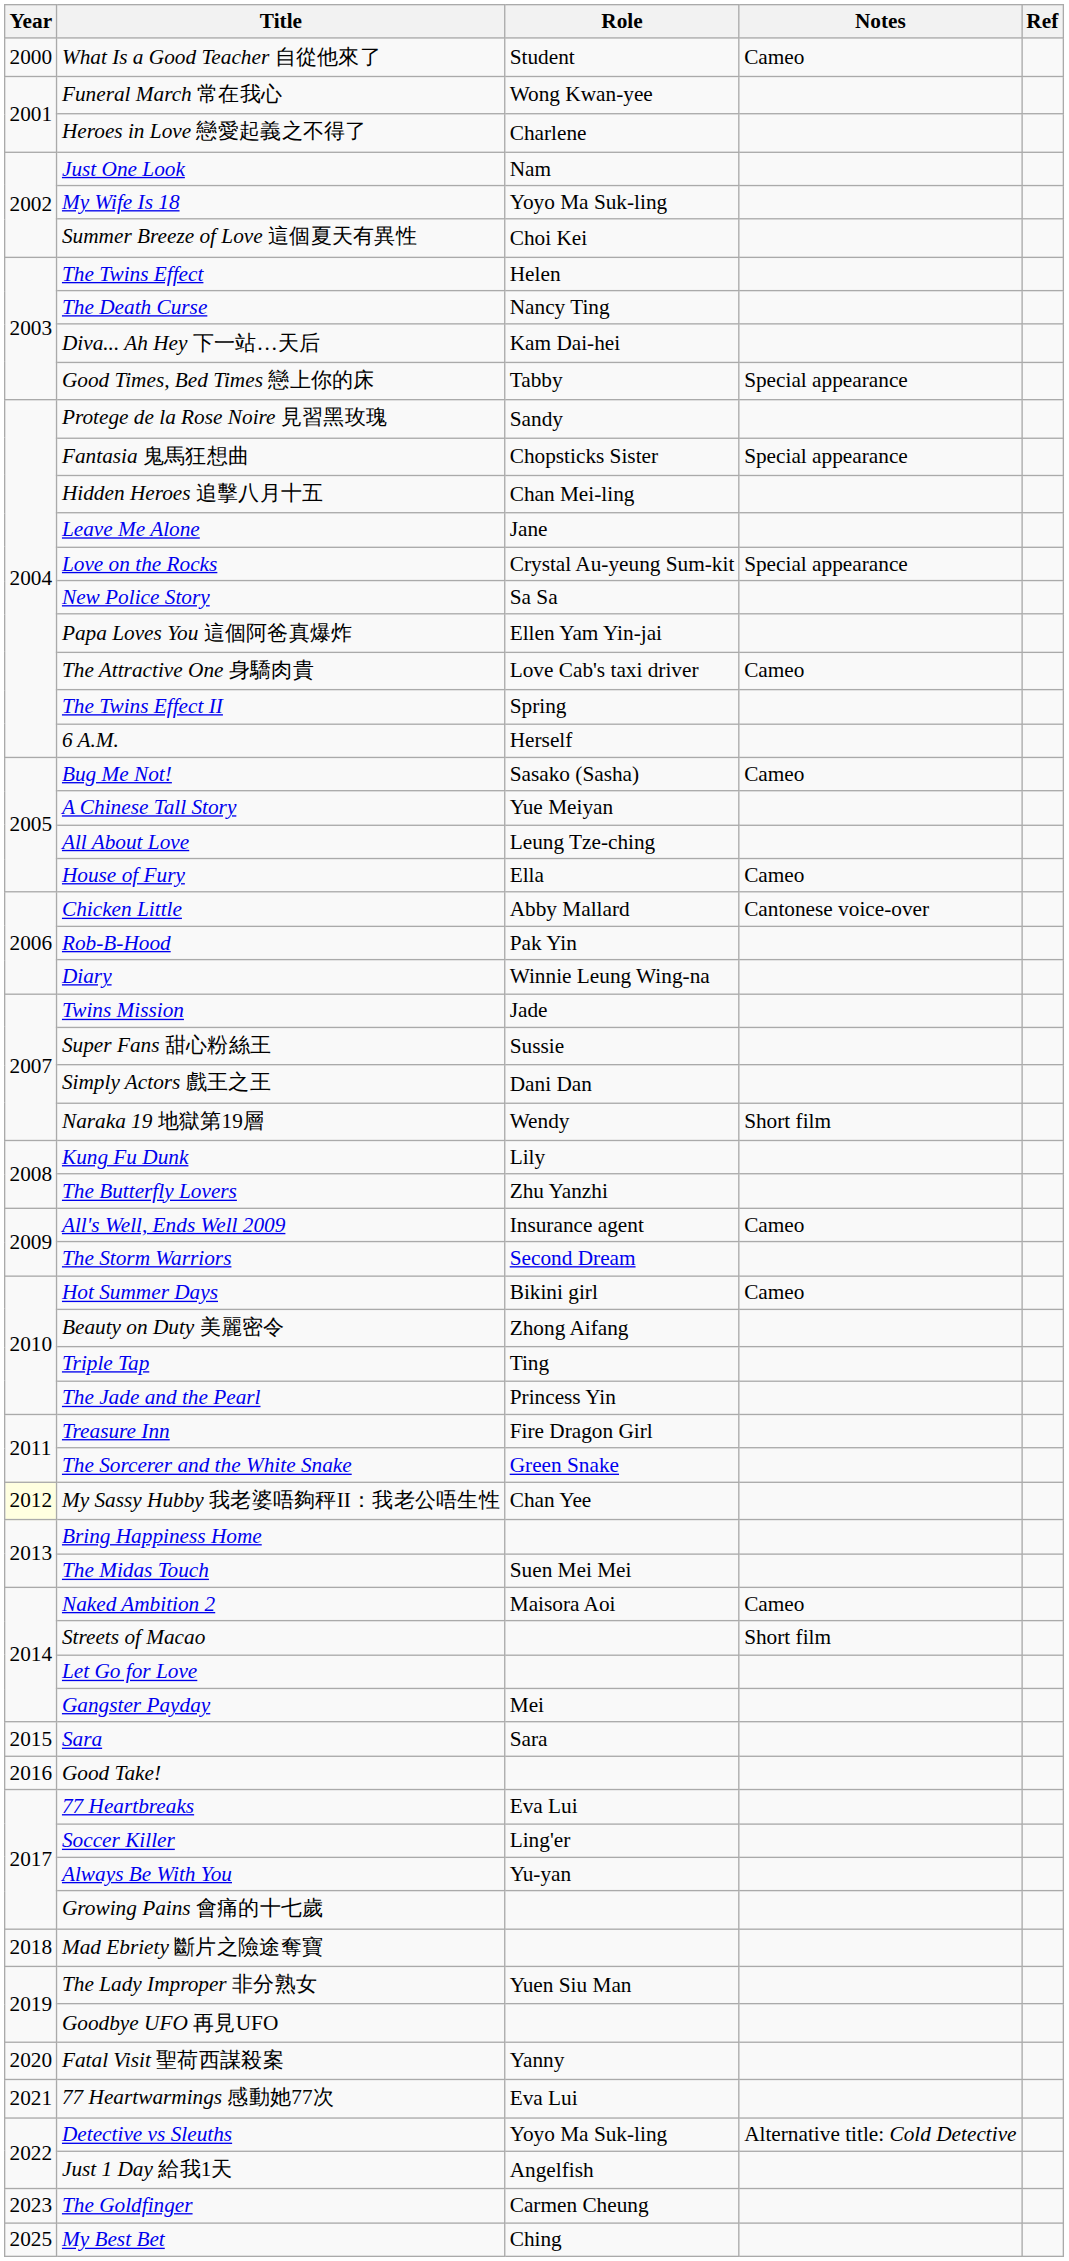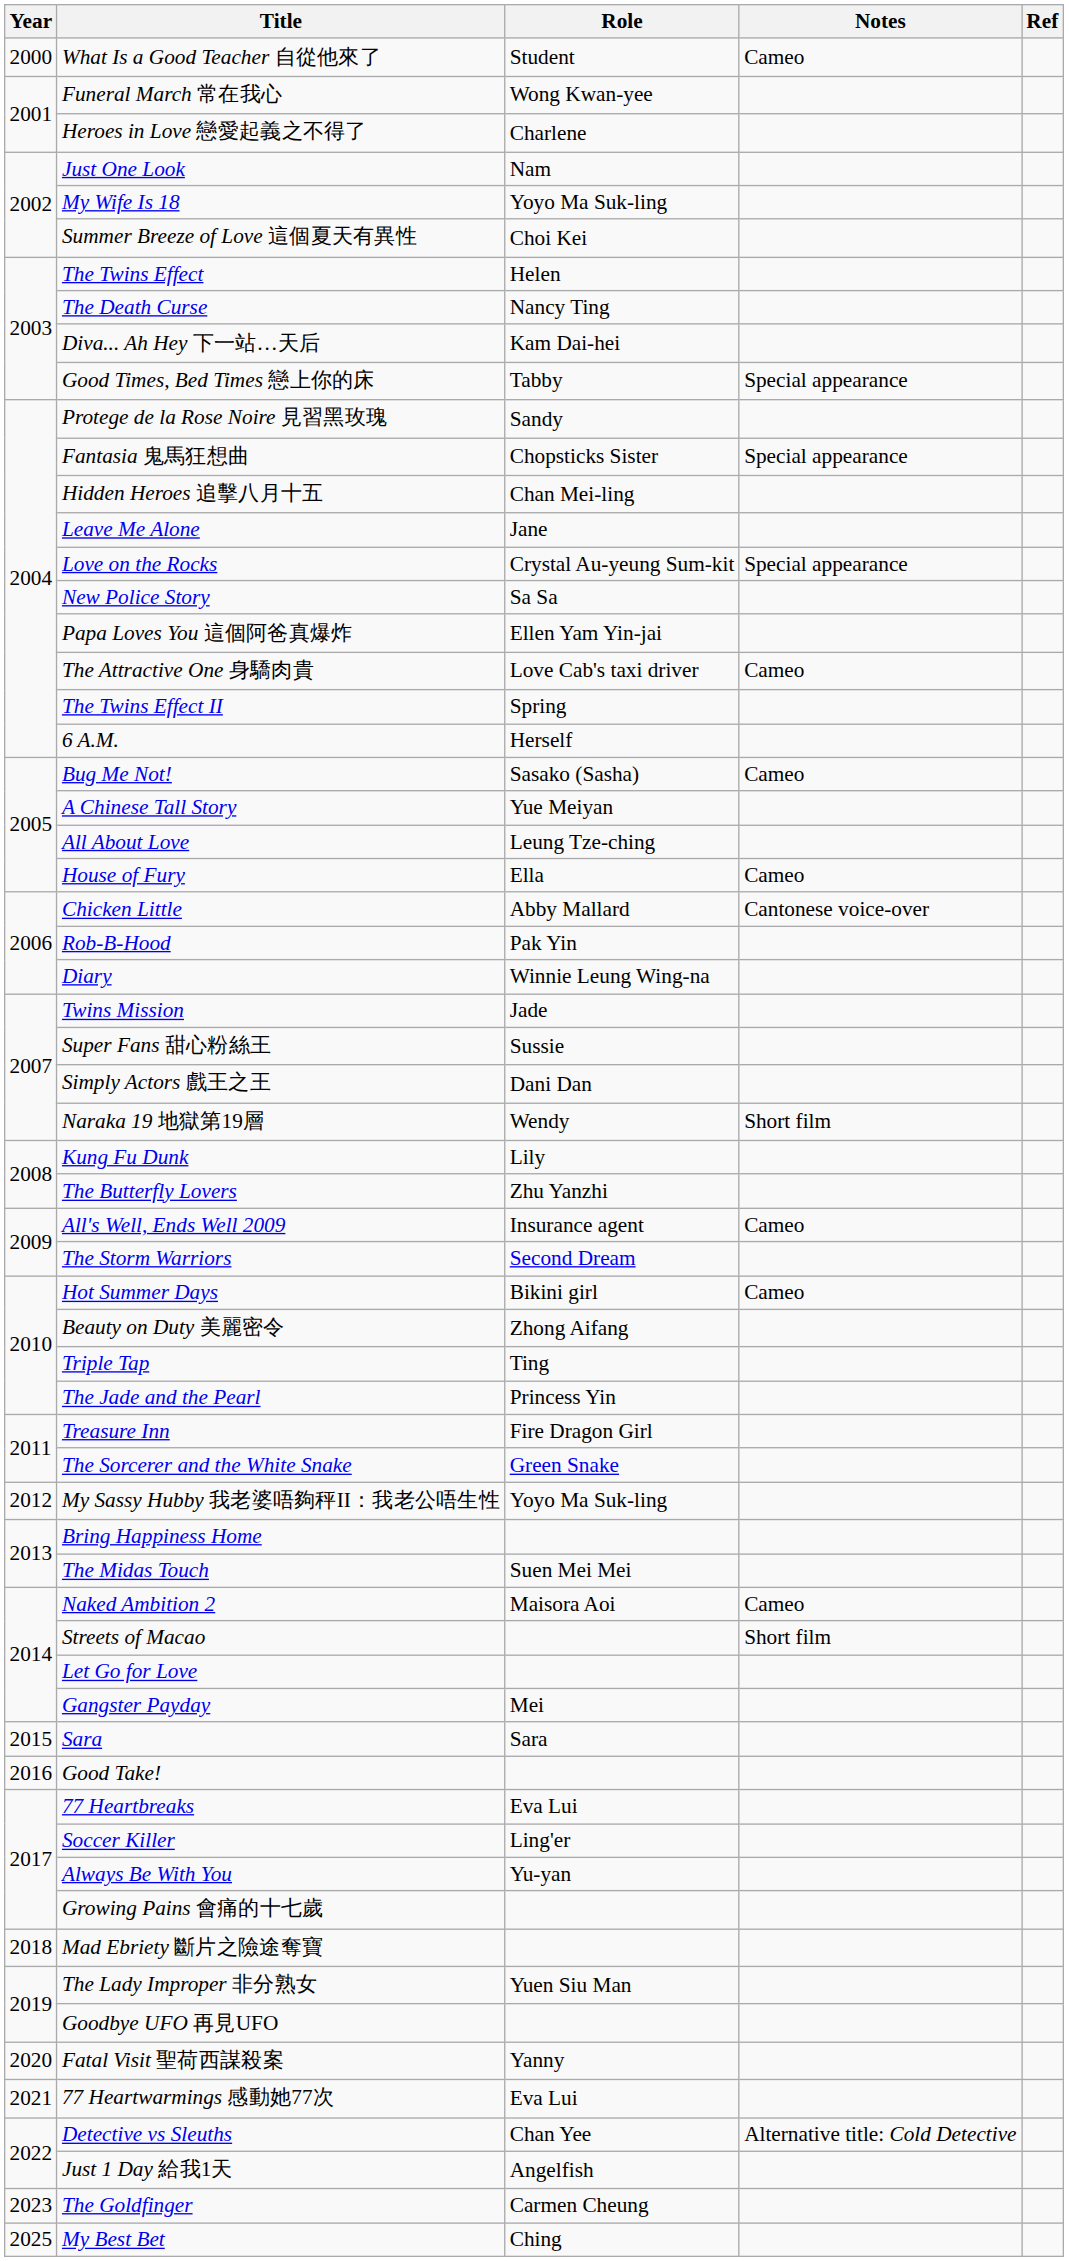(31, 1500) lightyellow background -> (31, 1500) no background
(551, 1500) Chan Yee -> (588, 1500) Yoyo Ma Suk-ling
(588, 2134) Yoyo Ma Suk-ling -> (551, 2134) Chan Yee
